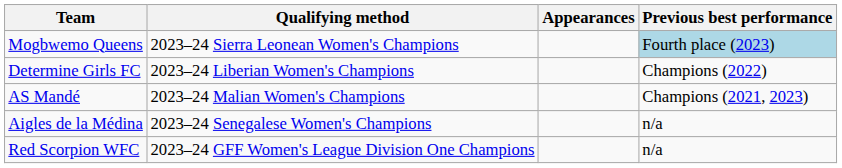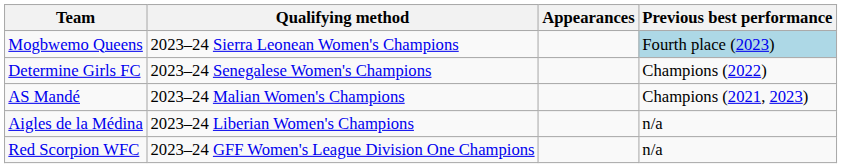(282, 70) 2023–24 Liberian Women's Champions -> (291, 70) 2023–24 Senegalese Women's Champions
(291, 123) 2023–24 Senegalese Women's Champions -> (282, 123) 2023–24 Liberian Women's Champions
